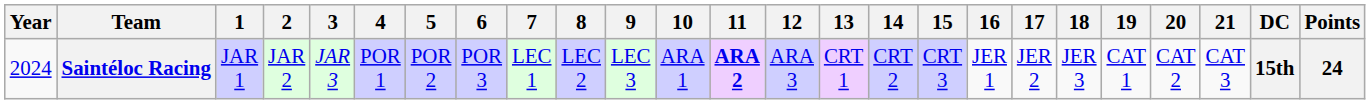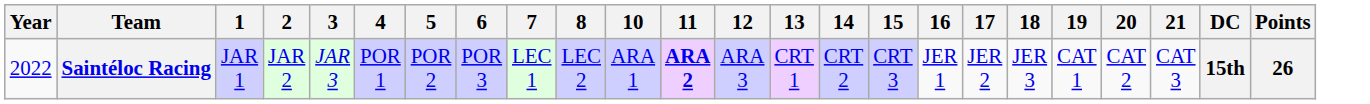- column: (631, 21)
(31, 68) 2024 -> (31, 68) 2022
(1332, 68) 24 -> (1283, 68) 26
